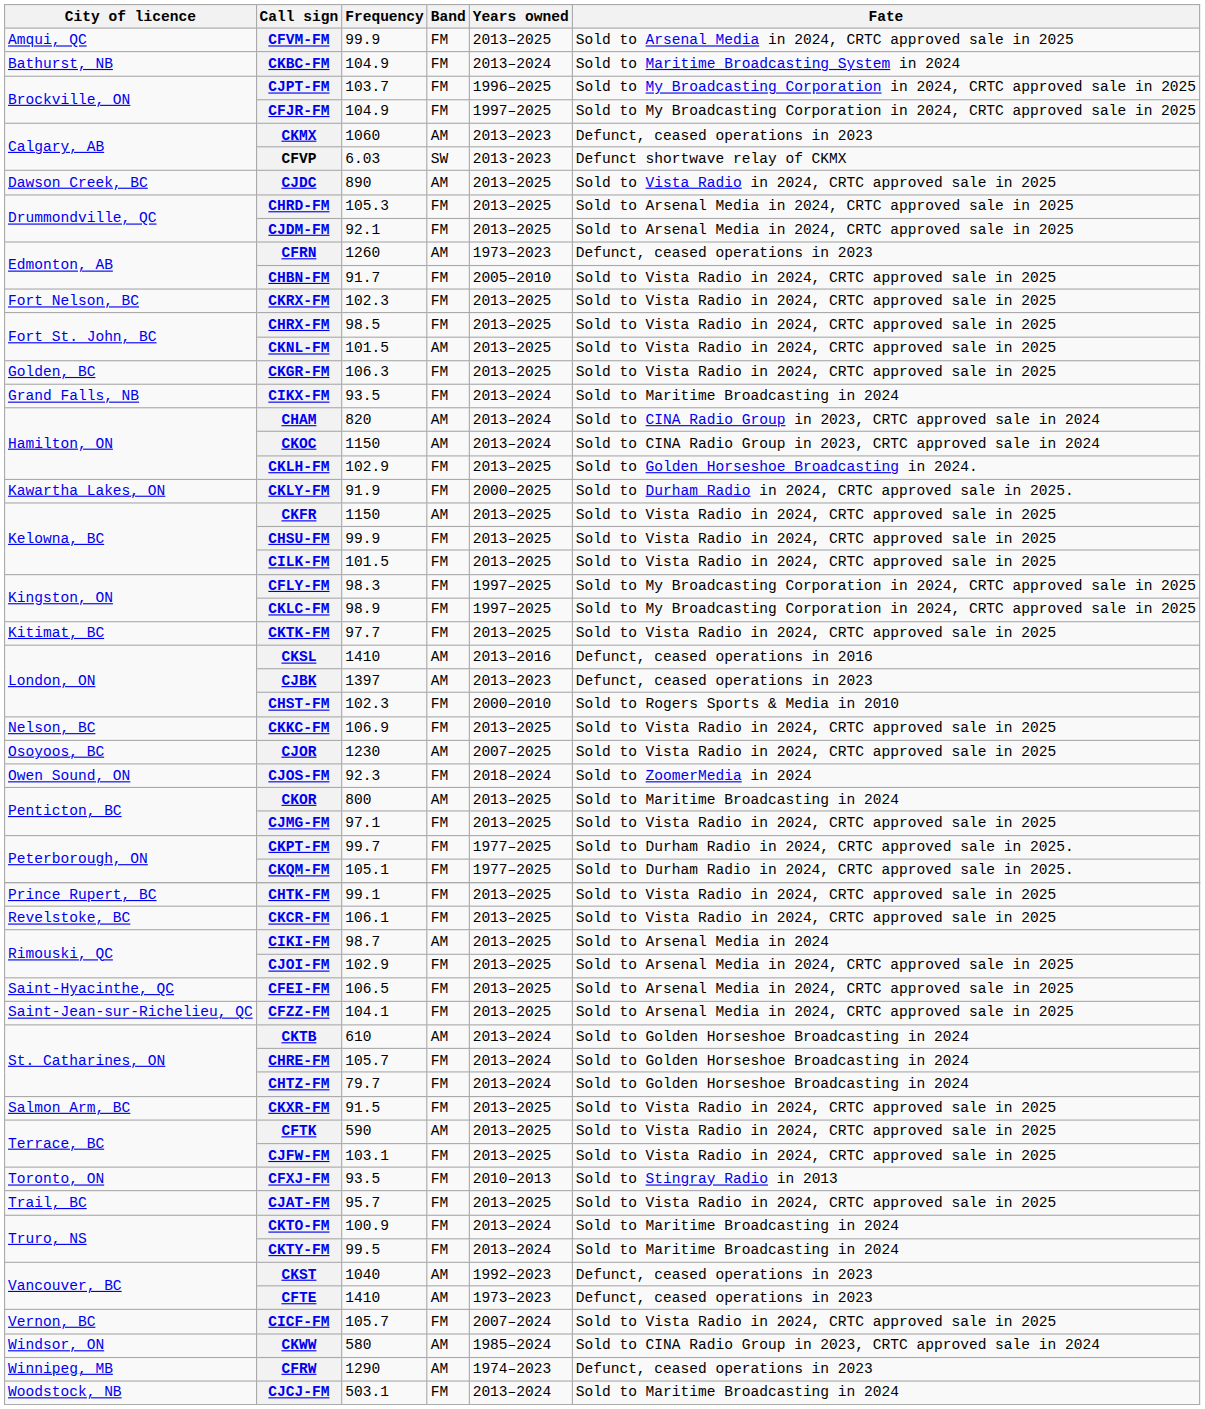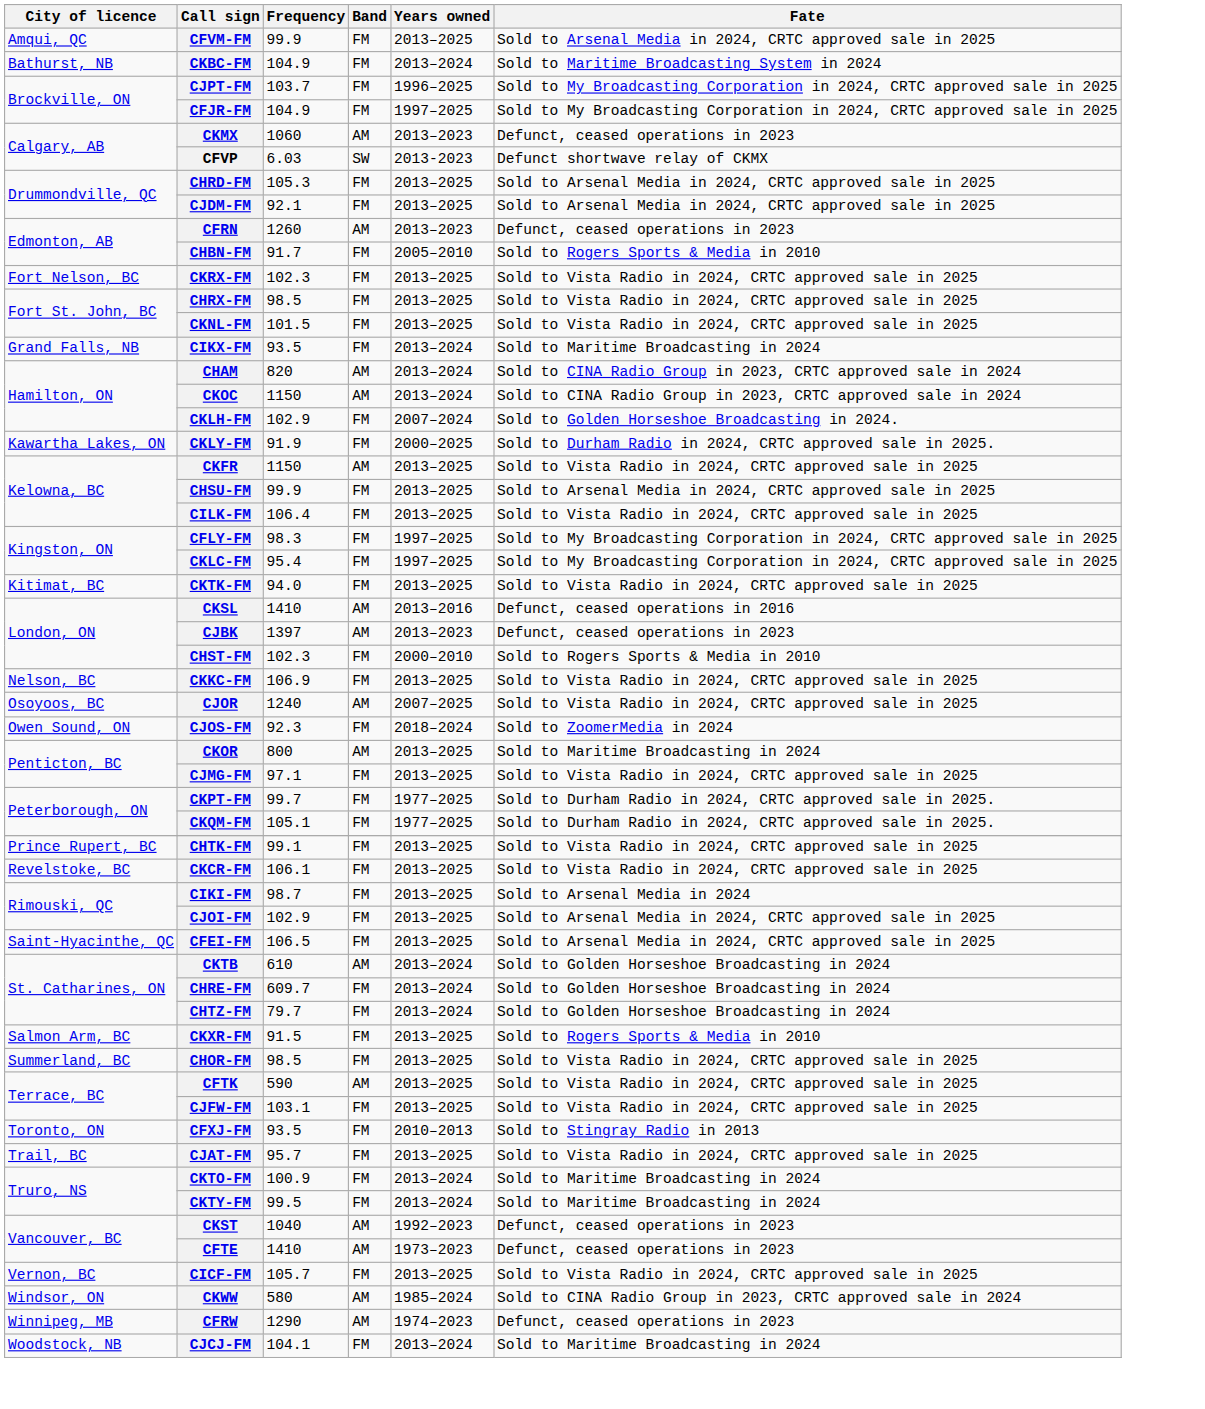- row: (299, 183)
(512, 254) 1973–2023 -> (433, 230) 2013–2023
(816, 277) Sold to Vista Radio in 2024, CRTC approved sale in 2025 -> (659, 254) Sold to Rogers Sports & Media in 2010
(439, 349) AM -> (361, 325) FM
- row: (299, 372)
(512, 467) 2013–2025 -> (433, 420) 2007–2024
(816, 538) Sold to Vista Radio in 2024, CRTC approved sale in 2025 -> (746, 491) Sold to Arsenal Media in 2024, CRTC approved sale in 2025
(367, 562) 101.5 -> (288, 515) 106.4
(363, 610) 98.9 -> (284, 562) 95.4
(363, 633) 97.7 -> (284, 586) 94.0
(363, 752) 1230 -> (284, 705) 1240
(439, 942) AM -> (361, 894) FM
- row: (299, 1013)
(367, 1061) 105.7 -> (288, 989) 609.7
(816, 1108) Sold to Vista Radio in 2024, CRTC approved sale in 2025 -> (659, 1037) Sold to Rogers Sports & Media in 2010
+ row: (220, 1061)
(512, 1322) 2007–2024 -> (433, 1274) 2013–2025
(367, 1393) 503.1 -> (288, 1345) 104.1
